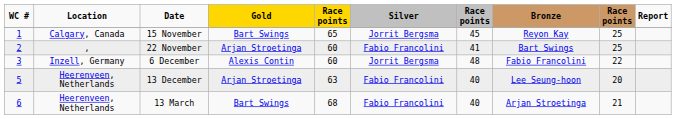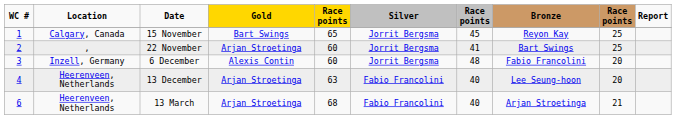(404, 48) Fabio Francolini -> (404, 48) Jorrit Bergsma
(617, 61) 22 -> (617, 61) 20
(19, 80) 5 -> (19, 80) 4
(261, 103) Bart Swings -> (261, 103) Arjan Stroetinga
